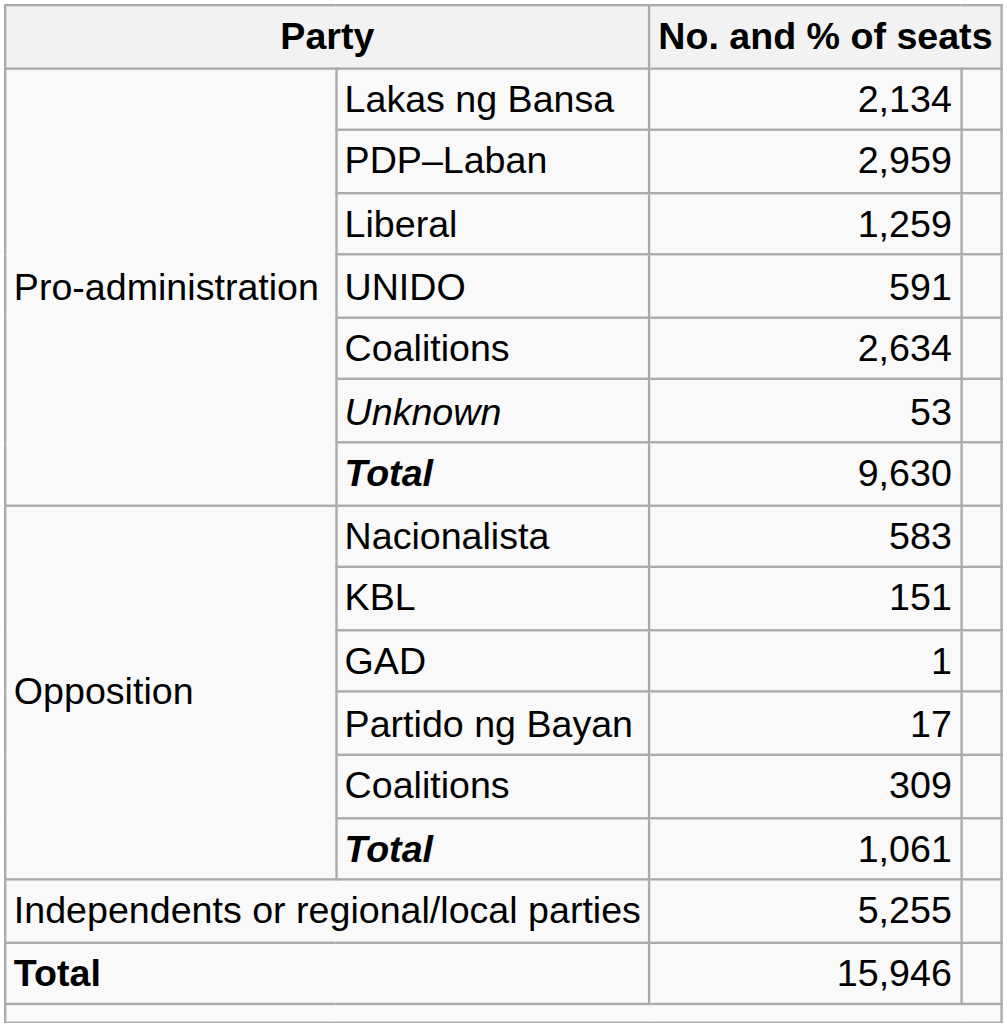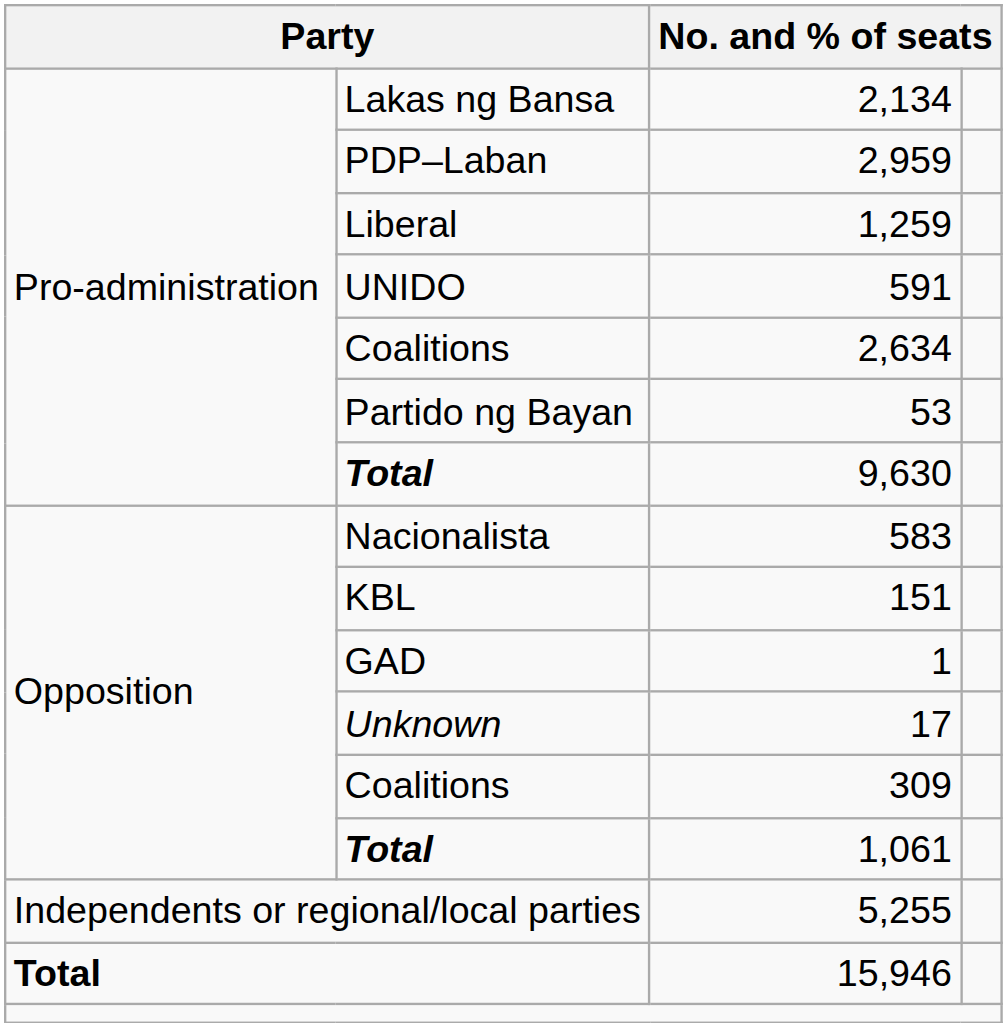(423, 411) Unknown -> (489, 411) Partido ng Bayan
(489, 723) Partido ng Bayan -> (423, 723) Unknown
